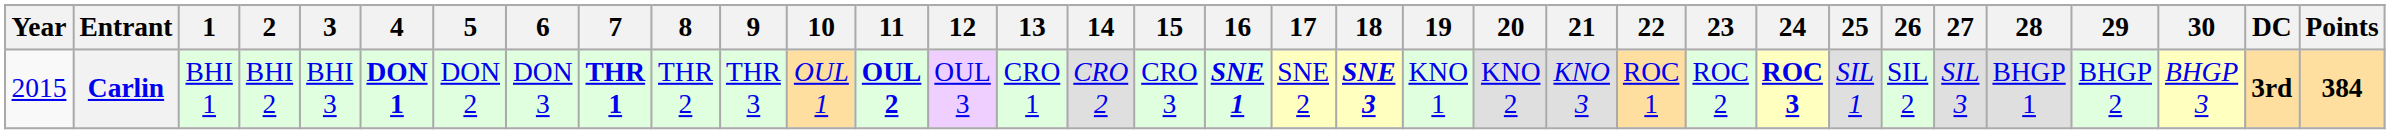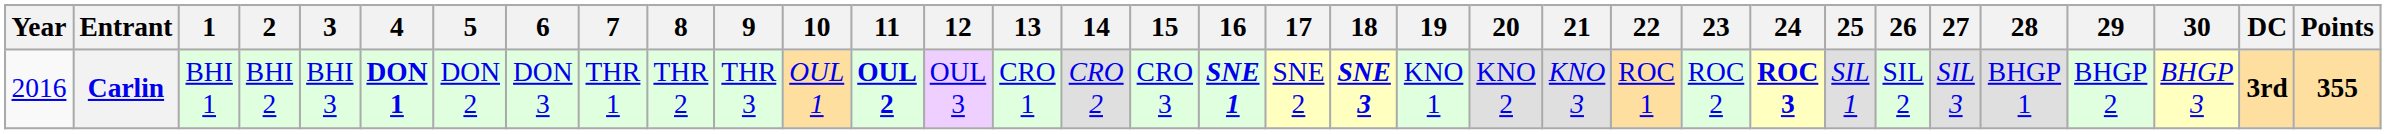(39, 88) 2015 -> (39, 88) 2016
(615, 88) bold -> (613, 88) normal
(2342, 88) 384 -> (2337, 88) 355
